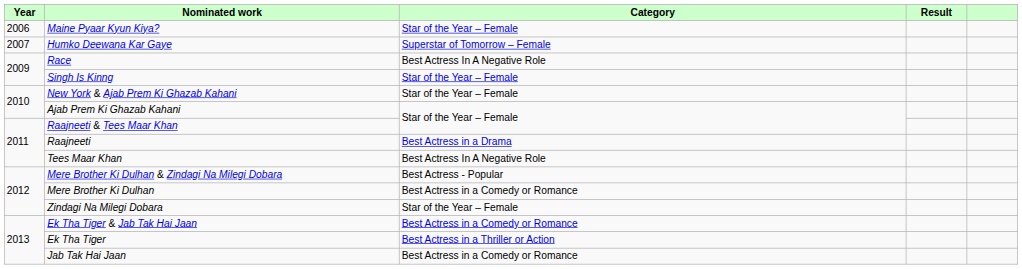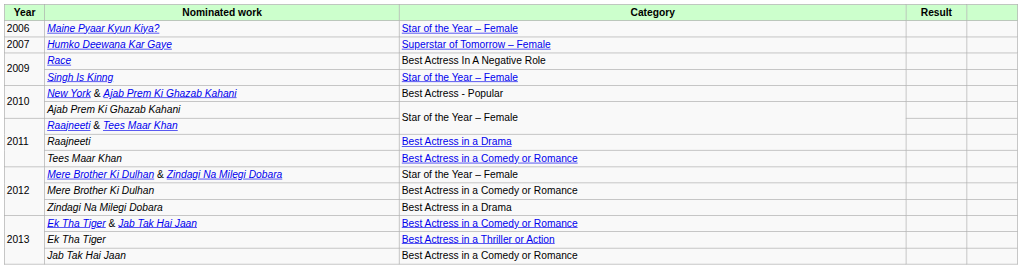(460, 93) Star of the Year – Female -> (452, 93) Best Actress - Popular
(474, 158) Best Actress In A Negative Role -> (490, 158) Best Actress in a Comedy or Romance
(452, 175) Best Actress - Popular -> (460, 175) Star of the Year – Female
(460, 207) Star of the Year – Female -> (457, 207) Best Actress in a Drama
